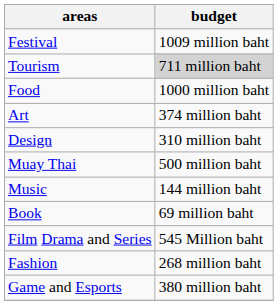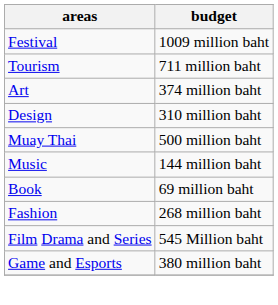(210, 66) lightgrey background -> (210, 66) no background
- row: (24, 90)
rows swapped: (80, 238) <-> (33, 262)
